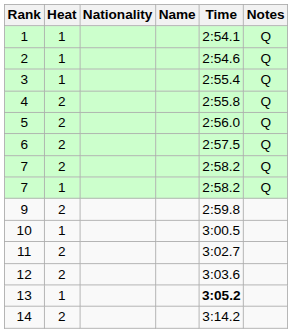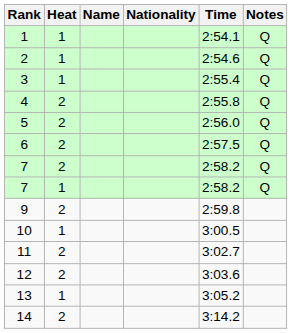columns swapped: (177, 15) <-> (118, 15)
(221, 295) bold -> (221, 295) normal
